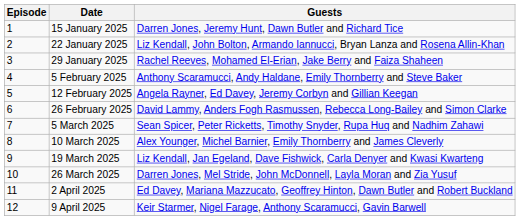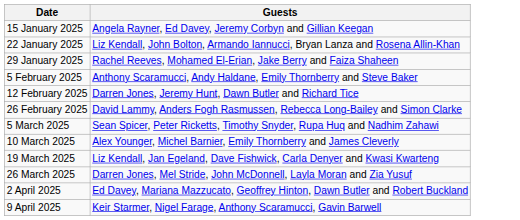- column: (27, 12)
(270, 28) Darren Jones, Jeremy Hunt, Dawn Butler and Richard Tice -> (233, 28) Angela Rayner, Ed Davey, Jeremy Corbyn and Gillian Keegan
(277, 93) Angela Rayner, Ed Davey, Jeremy Corbyn and Gillian Keegan -> (225, 93) Darren Jones, Jeremy Hunt, Dawn Butler and Richard Tice
